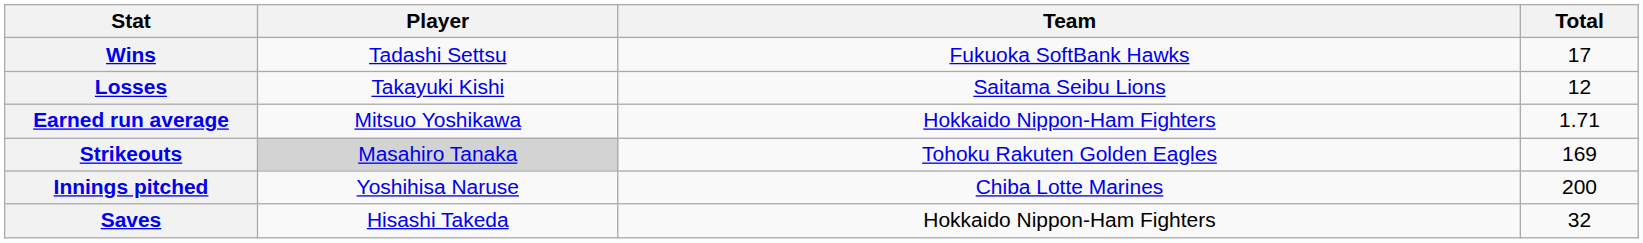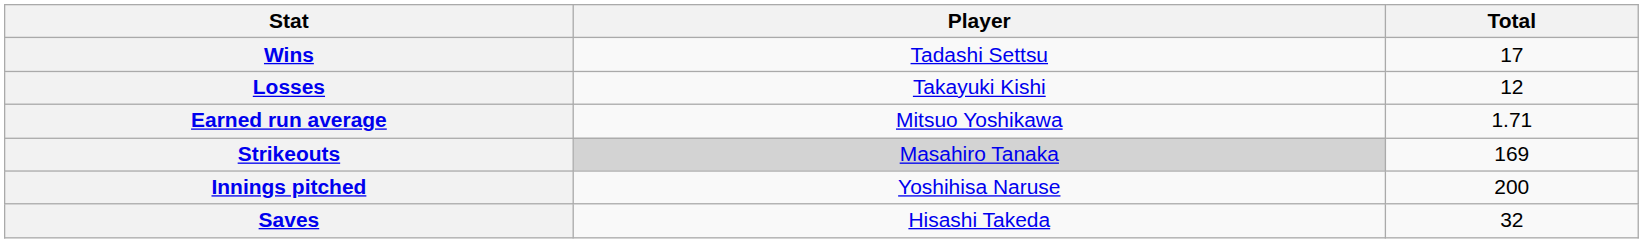- column: (1070, 21)
